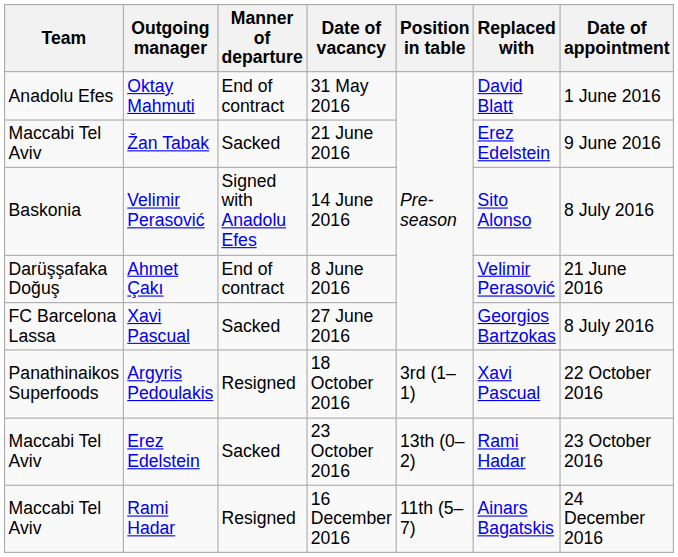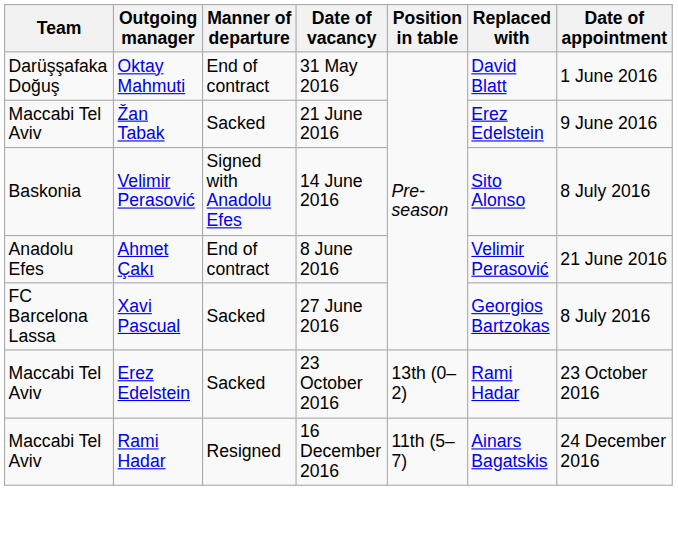(61, 95) Anadolu Efes -> (58, 76) Darüşşafaka Doğuş
(58, 278) Darüşşafaka Doğuş -> (41, 258) Anadolu Efes
- row: (170, 383)
